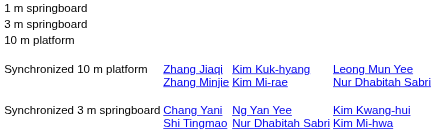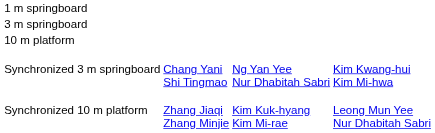rows swapped: (82, 111) <-> (76, 69)
